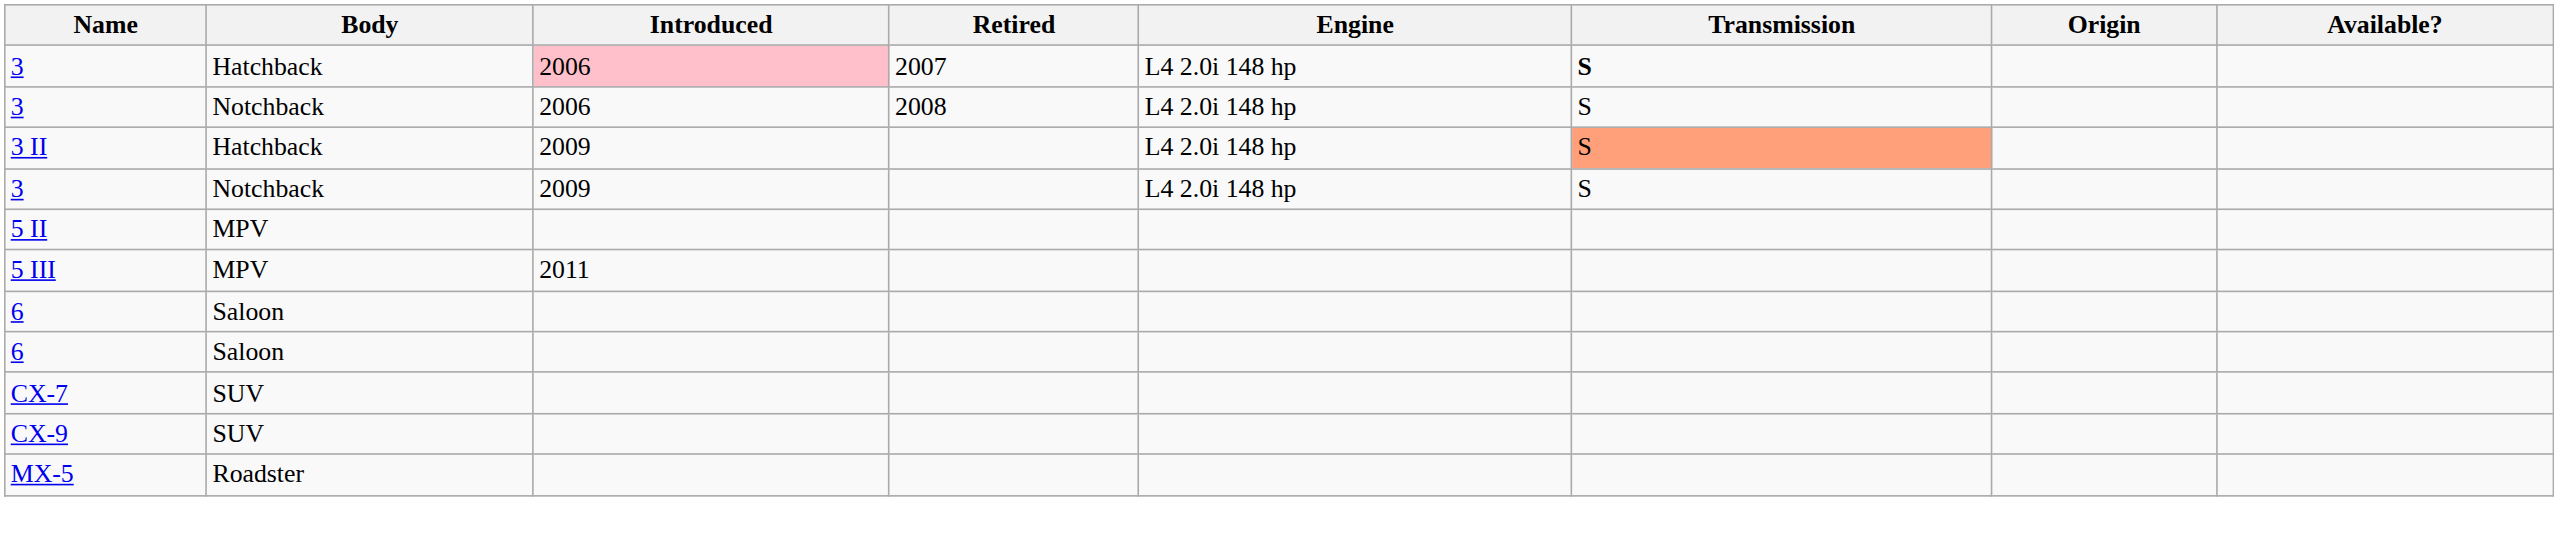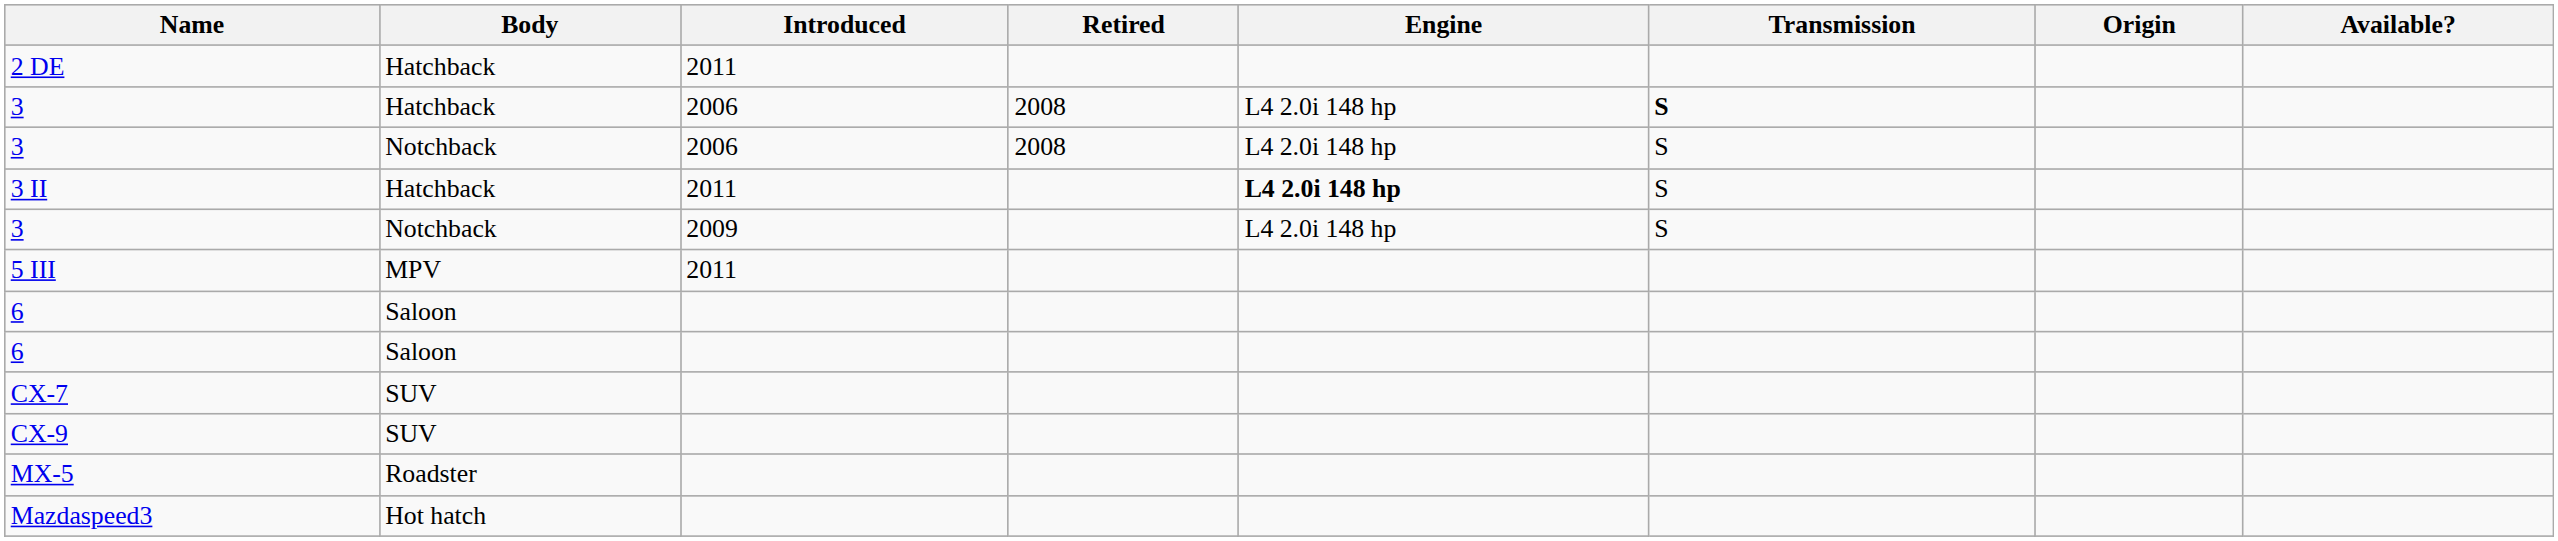+ row: (38, 65)
(565, 65) pink background -> (712, 106) no background
(921, 65) 2007 -> (1040, 106) 2008
(565, 147) 2009 -> (712, 188) 2011
(1221, 147) normal -> (1323, 188) bold
(1585, 147) lightsalmon background -> (1661, 188) no background
- row: (29, 229)
+ row: (82, 515)
